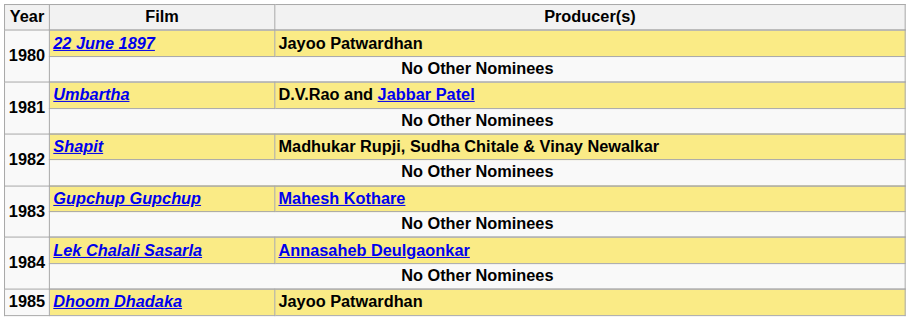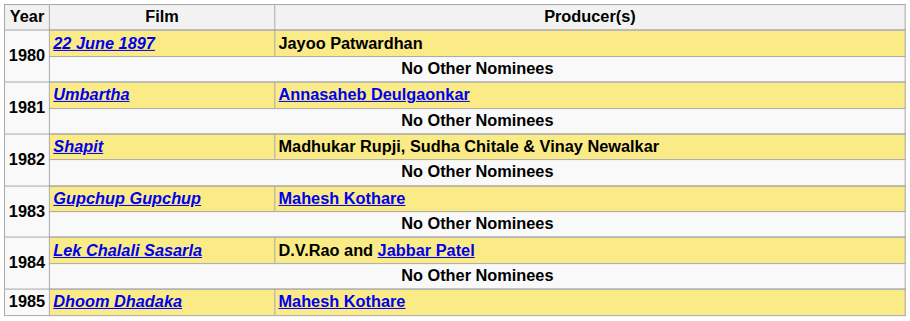(377, 95) D.V.Rao and Jabbar Patel -> (374, 95) Annasaheb Deulgaonkar
(374, 250) Annasaheb Deulgaonkar -> (377, 250) D.V.Rao and Jabbar Patel
(351, 302) Jayoo Patwardhan -> (342, 302) Mahesh Kothare
